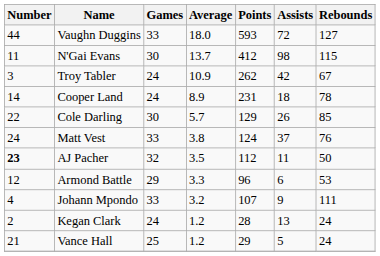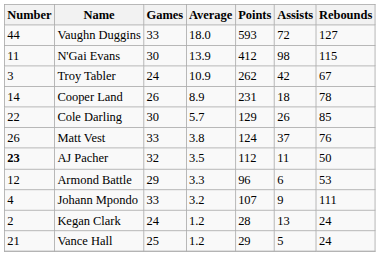(200, 56) 13.7 -> (200, 56) 13.9
(153, 97) 24 -> (153, 97) 26
(14, 138) 24 -> (14, 138) 26
